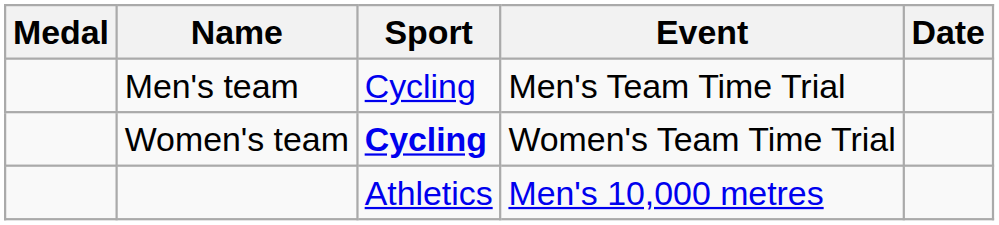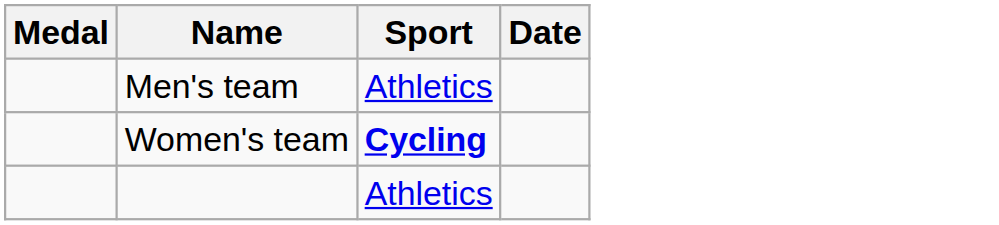- column: (702, 32)
(420, 86) Cycling -> (429, 86) Athletics
